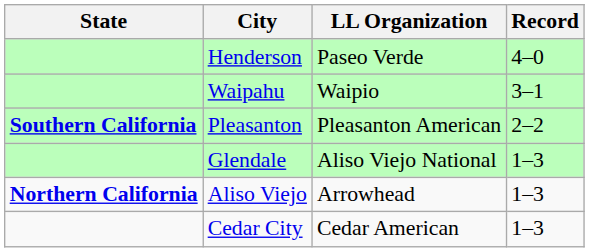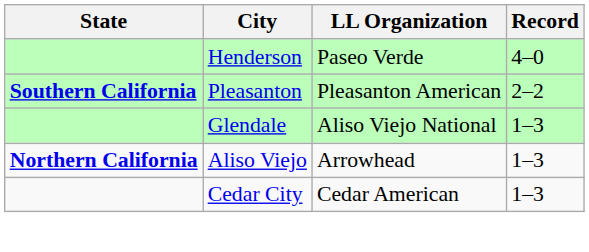- row: (246, 90)
